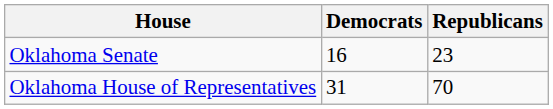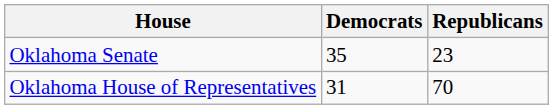(336, 54) 16 -> (336, 54) 35
